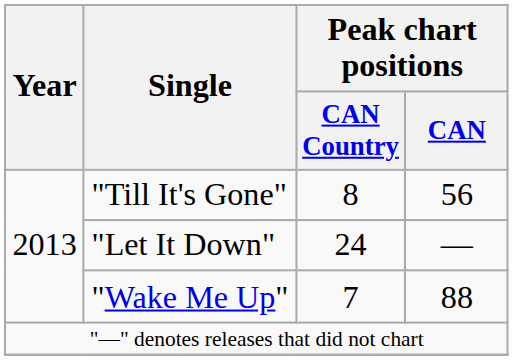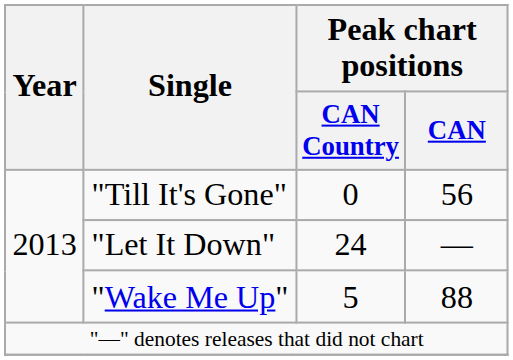(351, 194) 8 -> (351, 194) 0
(351, 296) 7 -> (351, 296) 5
